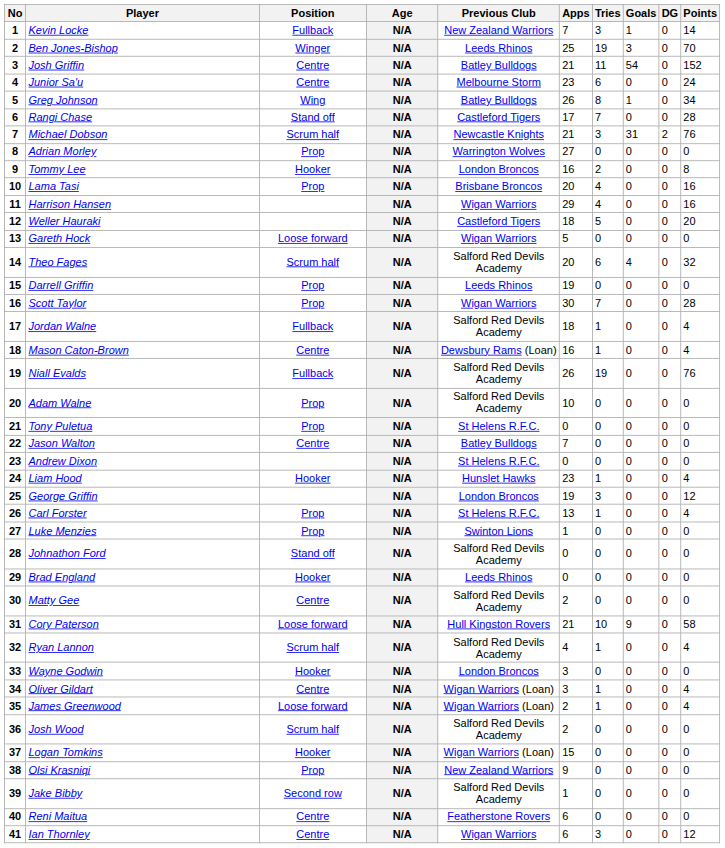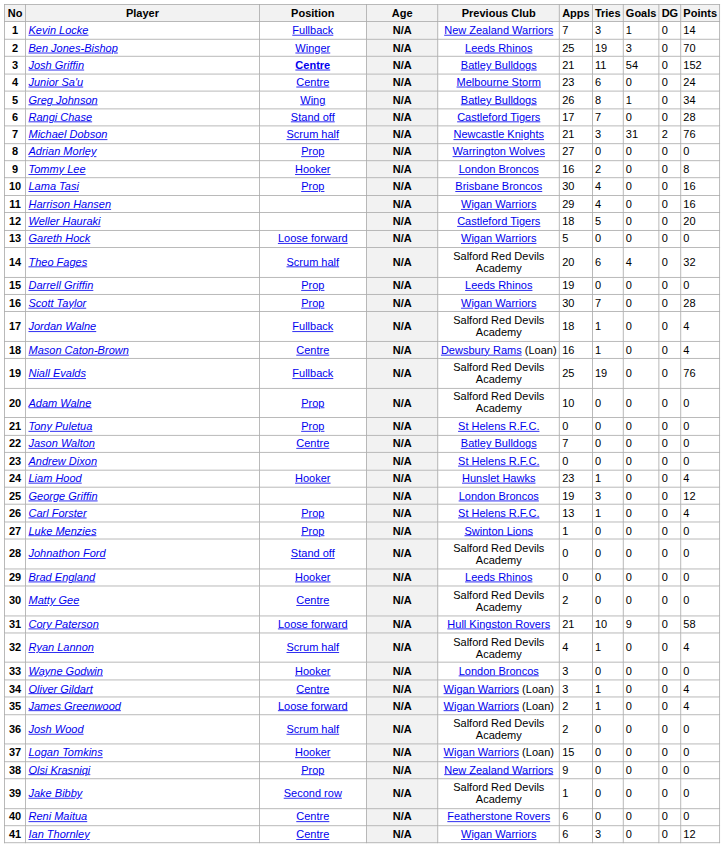(313, 65) normal -> (313, 65) bold
(568, 186) 20 -> (568, 186) 30
(568, 373) 26 -> (568, 373) 25
